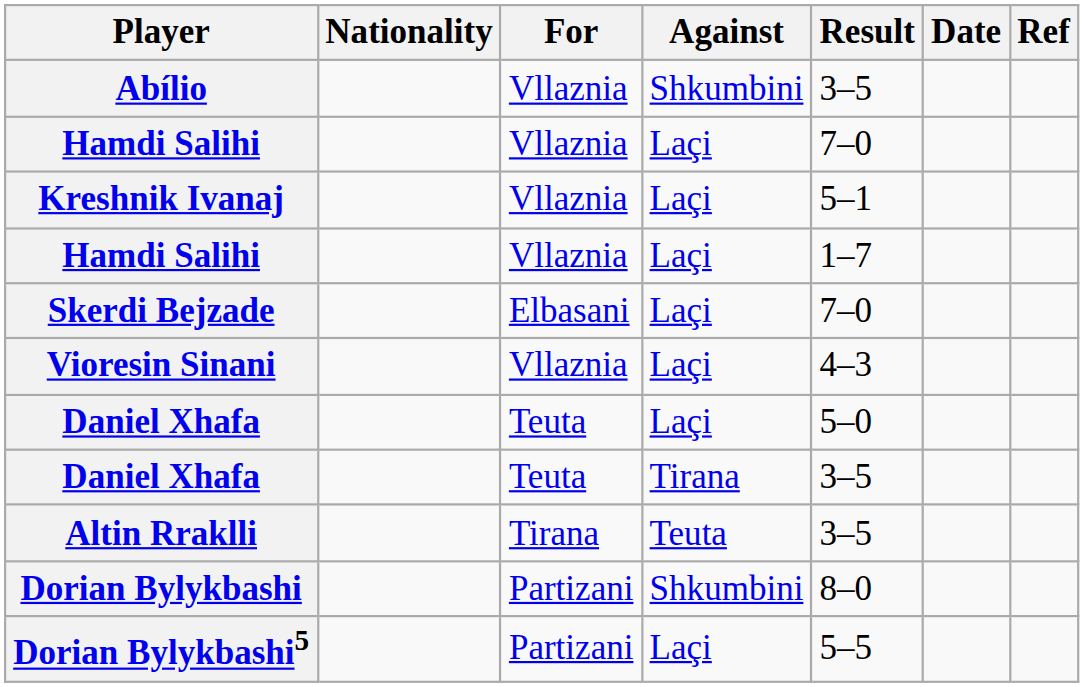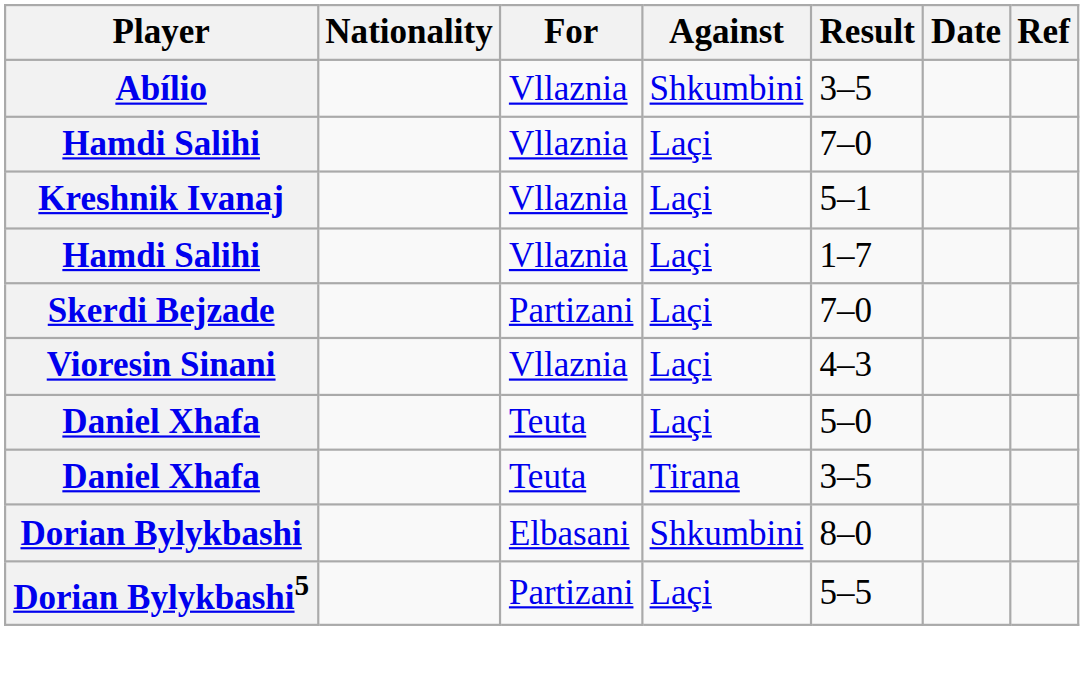(569, 310) Elbasani -> (571, 310) Partizani
- row: (161, 532)
(571, 587) Partizani -> (569, 532) Elbasani
